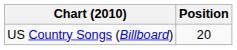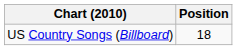(204, 34) 20 -> (204, 34) 18
